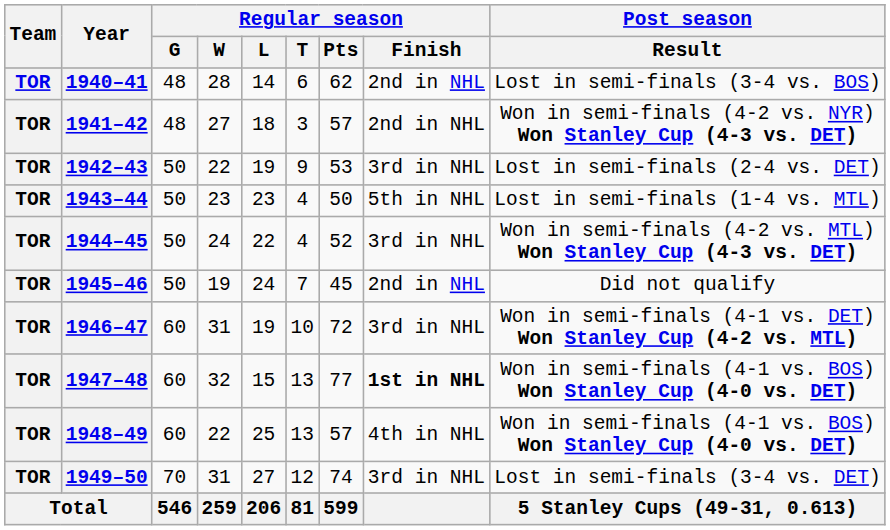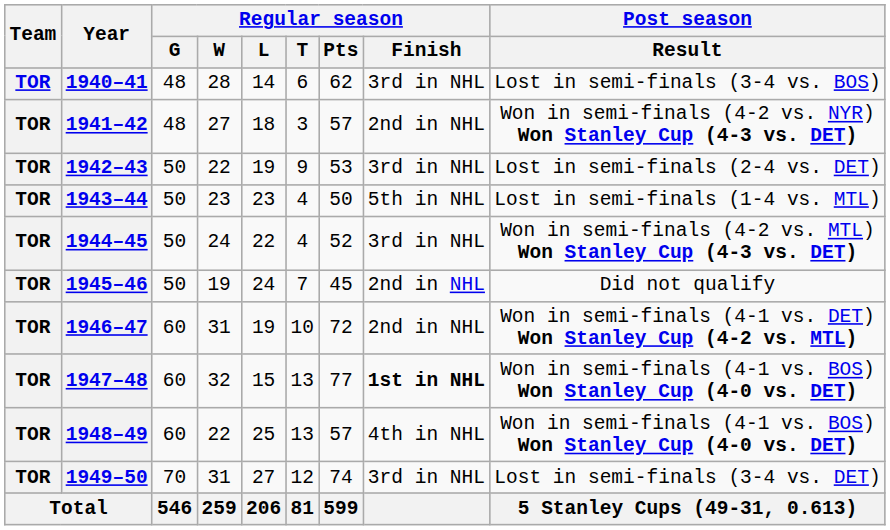(426, 84) 2nd in NHL -> (426, 84) 3rd in NHL
(426, 328) 3rd in NHL -> (426, 328) 2nd in NHL
